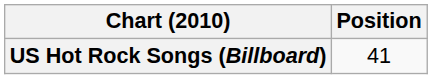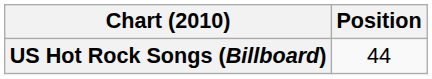(379, 55) 41 -> (379, 55) 44
